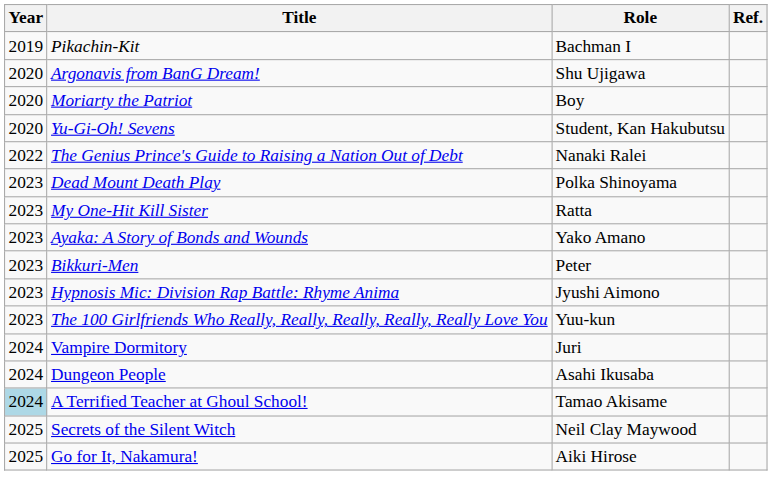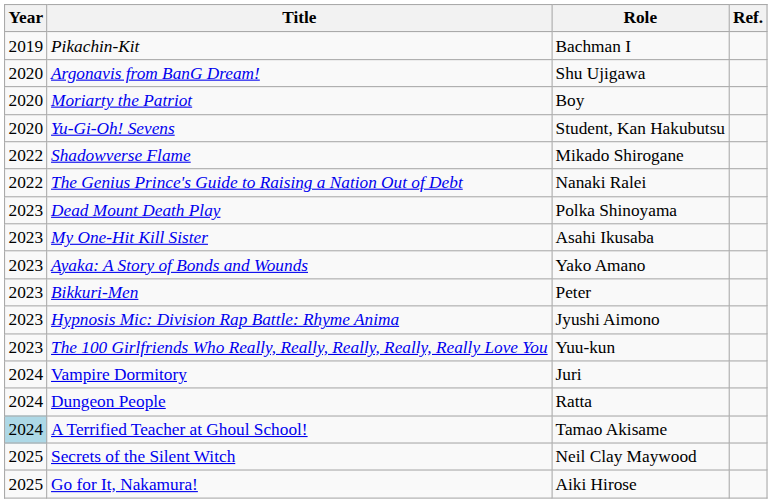+ row: (121, 155)
(574, 210) Ratta -> (605, 237) Asahi Ikusaba
(605, 374) Asahi Ikusaba -> (574, 401) Ratta
